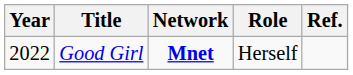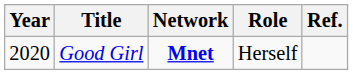(30, 52) 2022 -> (30, 52) 2020
